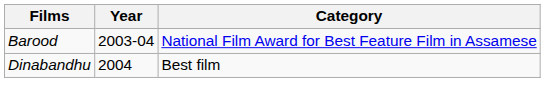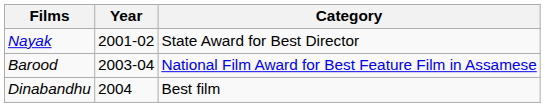+ row: (30, 41)
